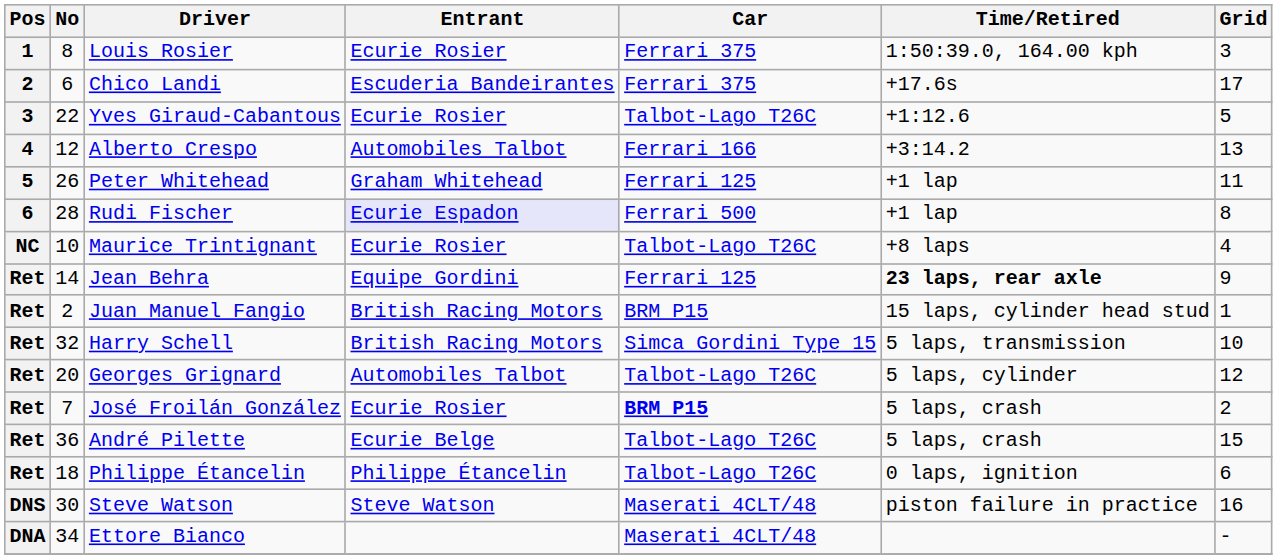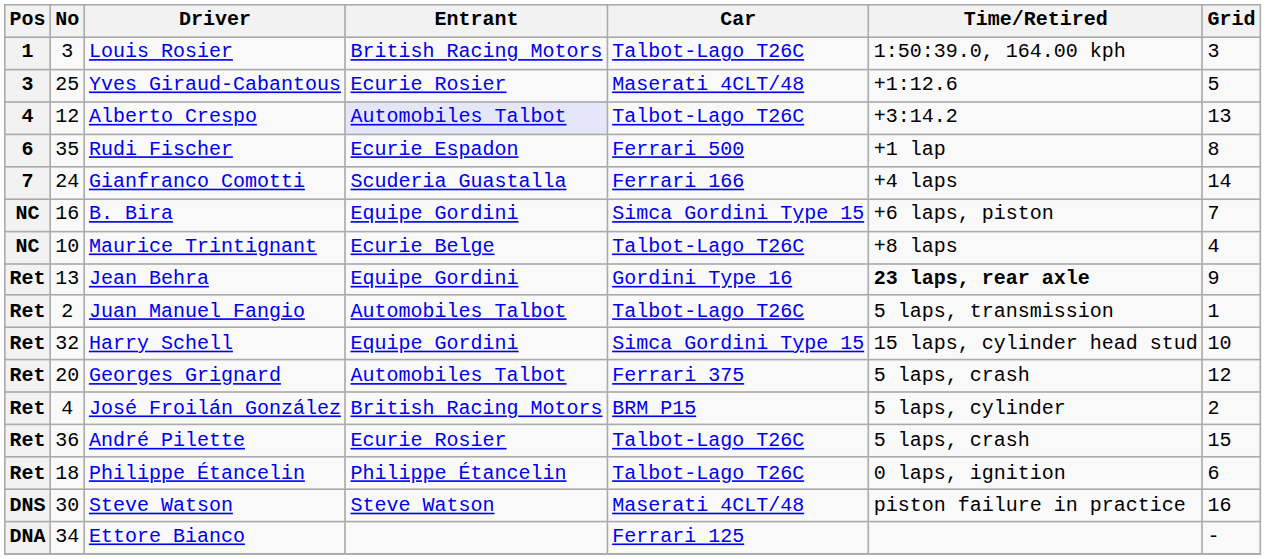(67, 54) 8 -> (67, 54) 3
(429, 54) Ecurie Rosier -> (477, 54) British Racing Motors
(690, 54) Ferrari 375 -> (708, 54) Talbot-Lago T26C
- row: (155, 86)
(67, 118) 22 -> (67, 86) 25
(720, 118) Talbot-Lago T26C -> (708, 86) Maserati 4CLT/48
(459, 150) no background -> (459, 118) lavender background
(690, 150) Ferrari 166 -> (708, 118) Talbot-Lago T26C
- row: (179, 183)
(67, 215) 28 -> (67, 150) 35
(435, 215) lavender background -> (435, 150) no background
+ row: (197, 183)
+ row: (131, 215)
(429, 247) Ecurie Rosier -> (423, 247) Ecurie Belge
(67, 280) 14 -> (67, 280) 13
(690, 280) Ferrari 125 -> (702, 280) Gordini Type 16
(477, 312) British Racing Motors -> (459, 312) Automobiles Talbot
(666, 312) BRM P15 -> (708, 312) Talbot-Lago T26C
(1048, 312) 15 laps, cylinder head stud -> (994, 312) 5 laps, transmission
(477, 344) British Racing Motors -> (435, 344) Equipe Gordini
(1006, 344) 5 laps, transmission -> (1036, 344) 15 laps, cylinder head stud
(720, 377) Talbot-Lago T26C -> (678, 377) Ferrari 375
(982, 377) 5 laps, cylinder -> (952, 377) 5 laps, crash
(67, 409) 7 -> (67, 409) 4
(429, 409) Ecurie Rosier -> (477, 409) British Racing Motors
(666, 409) bold -> (654, 409) normal
(964, 409) 5 laps, crash -> (970, 409) 5 laps, cylinder
(423, 441) Ecurie Belge -> (429, 441) Ecurie Rosier
(720, 538) Maserati 4CLT/48 -> (678, 538) Ferrari 125
